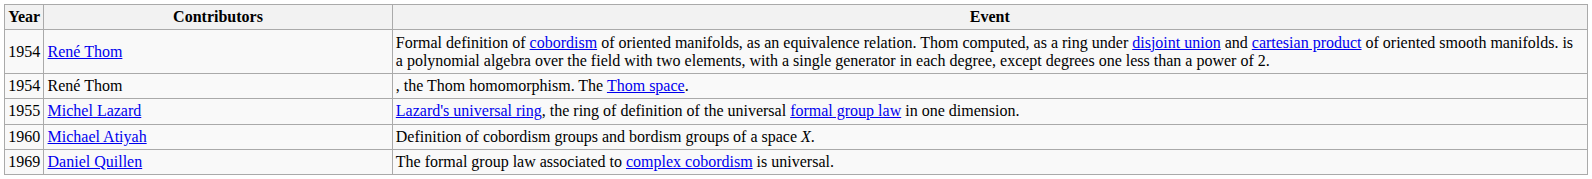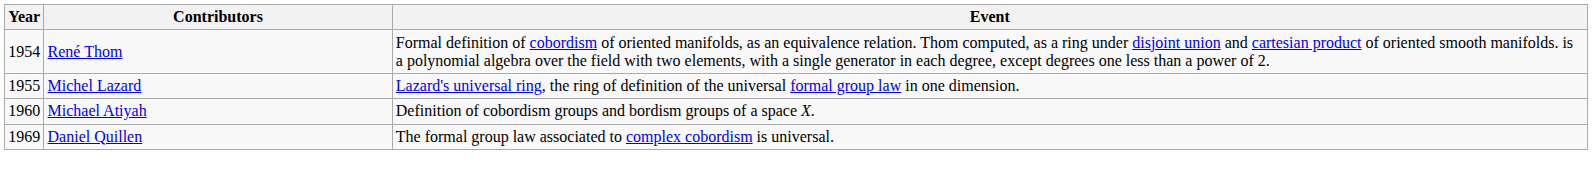- row: (542, 85)
